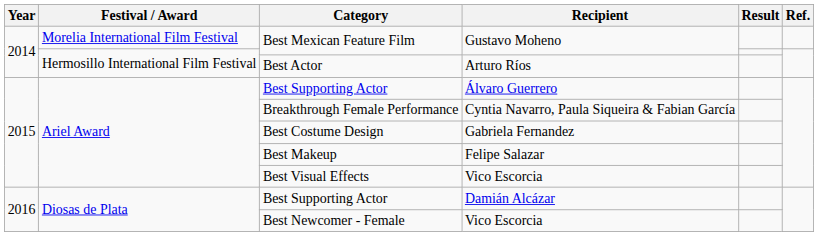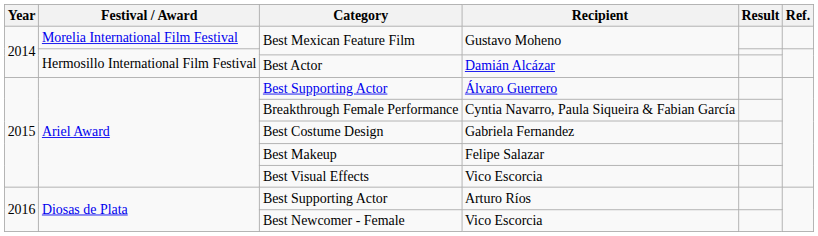(498, 66) Arturo Ríos -> (510, 66) Damián Alcázar
(510, 198) Damián Alcázar -> (498, 198) Arturo Ríos
